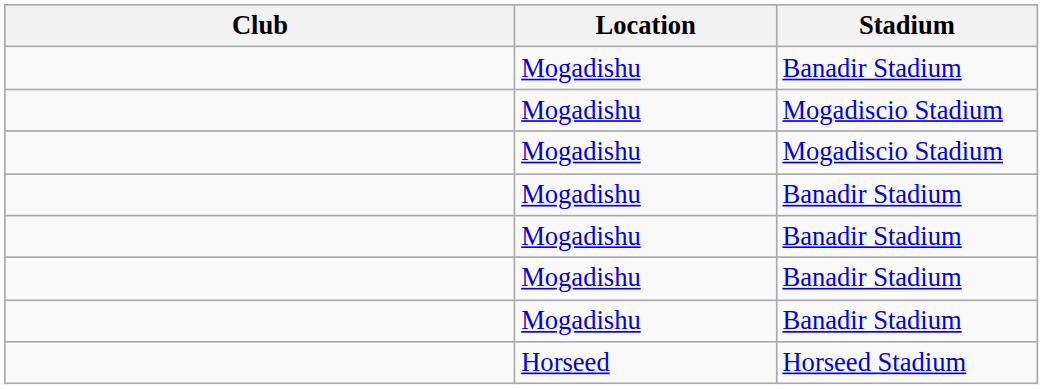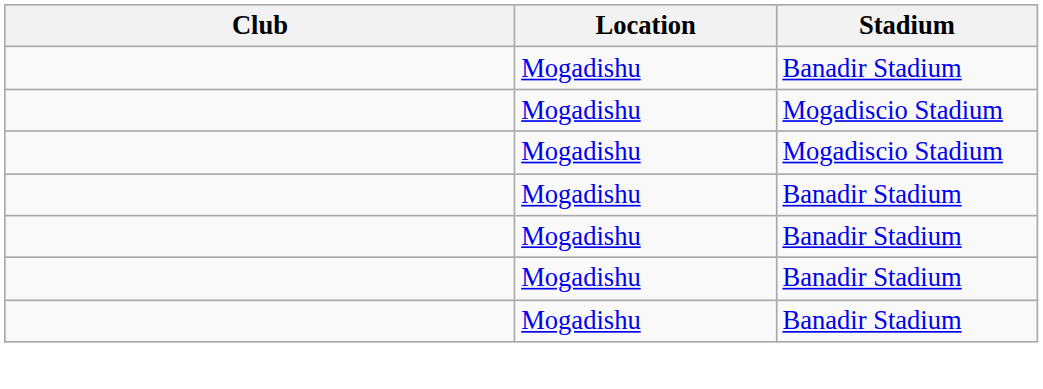- row: (565, 362)
